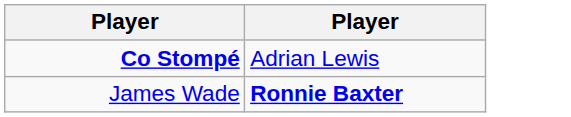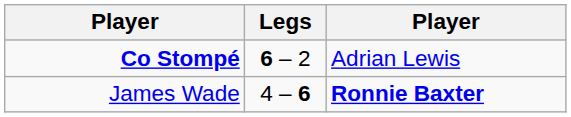+ column: (285, 22)
